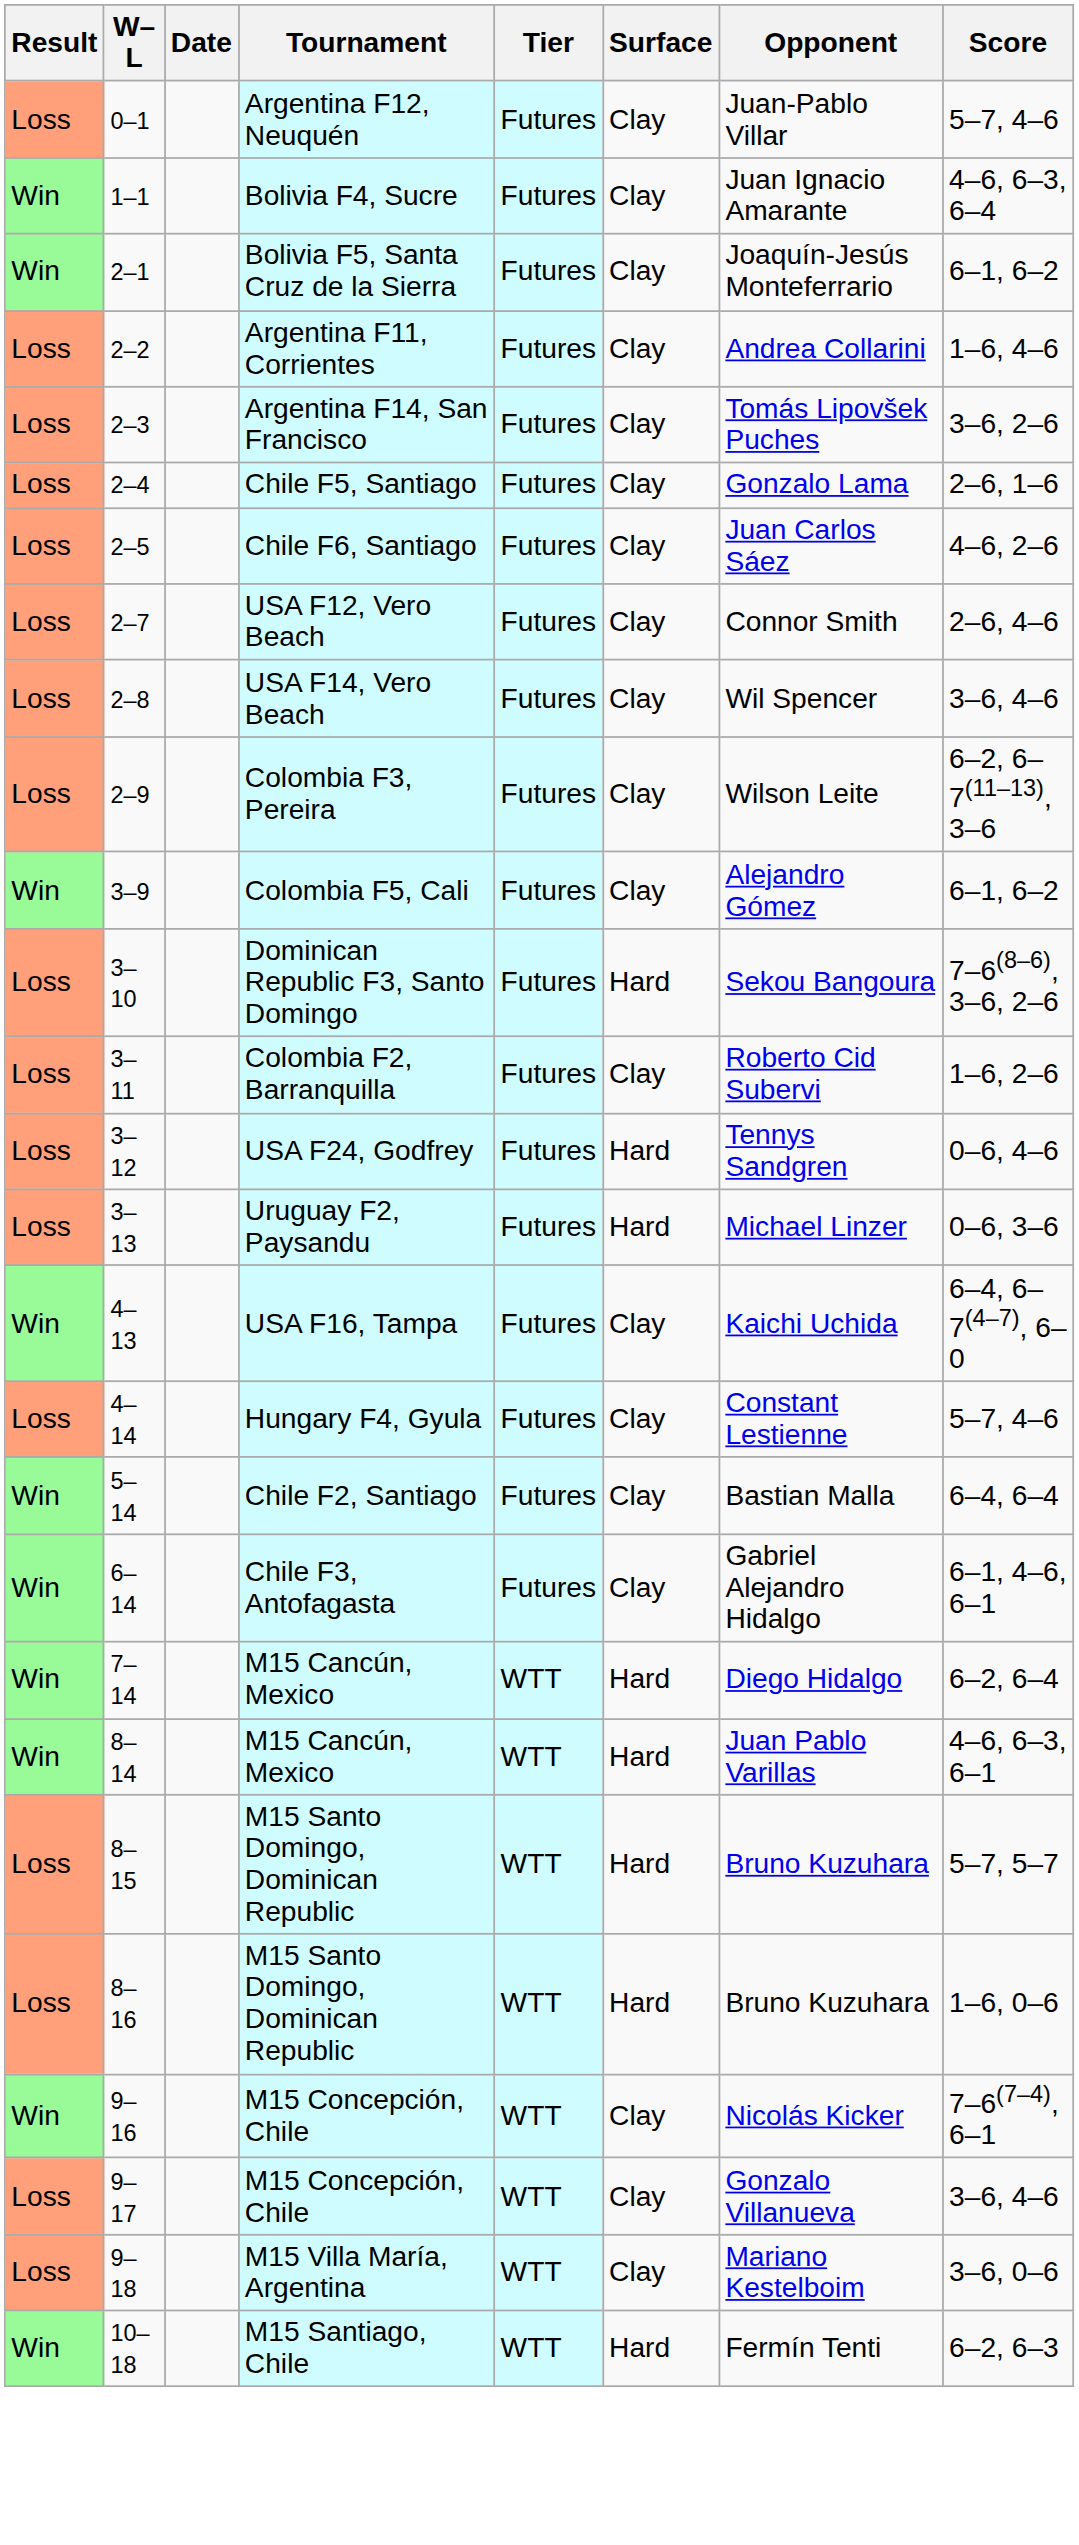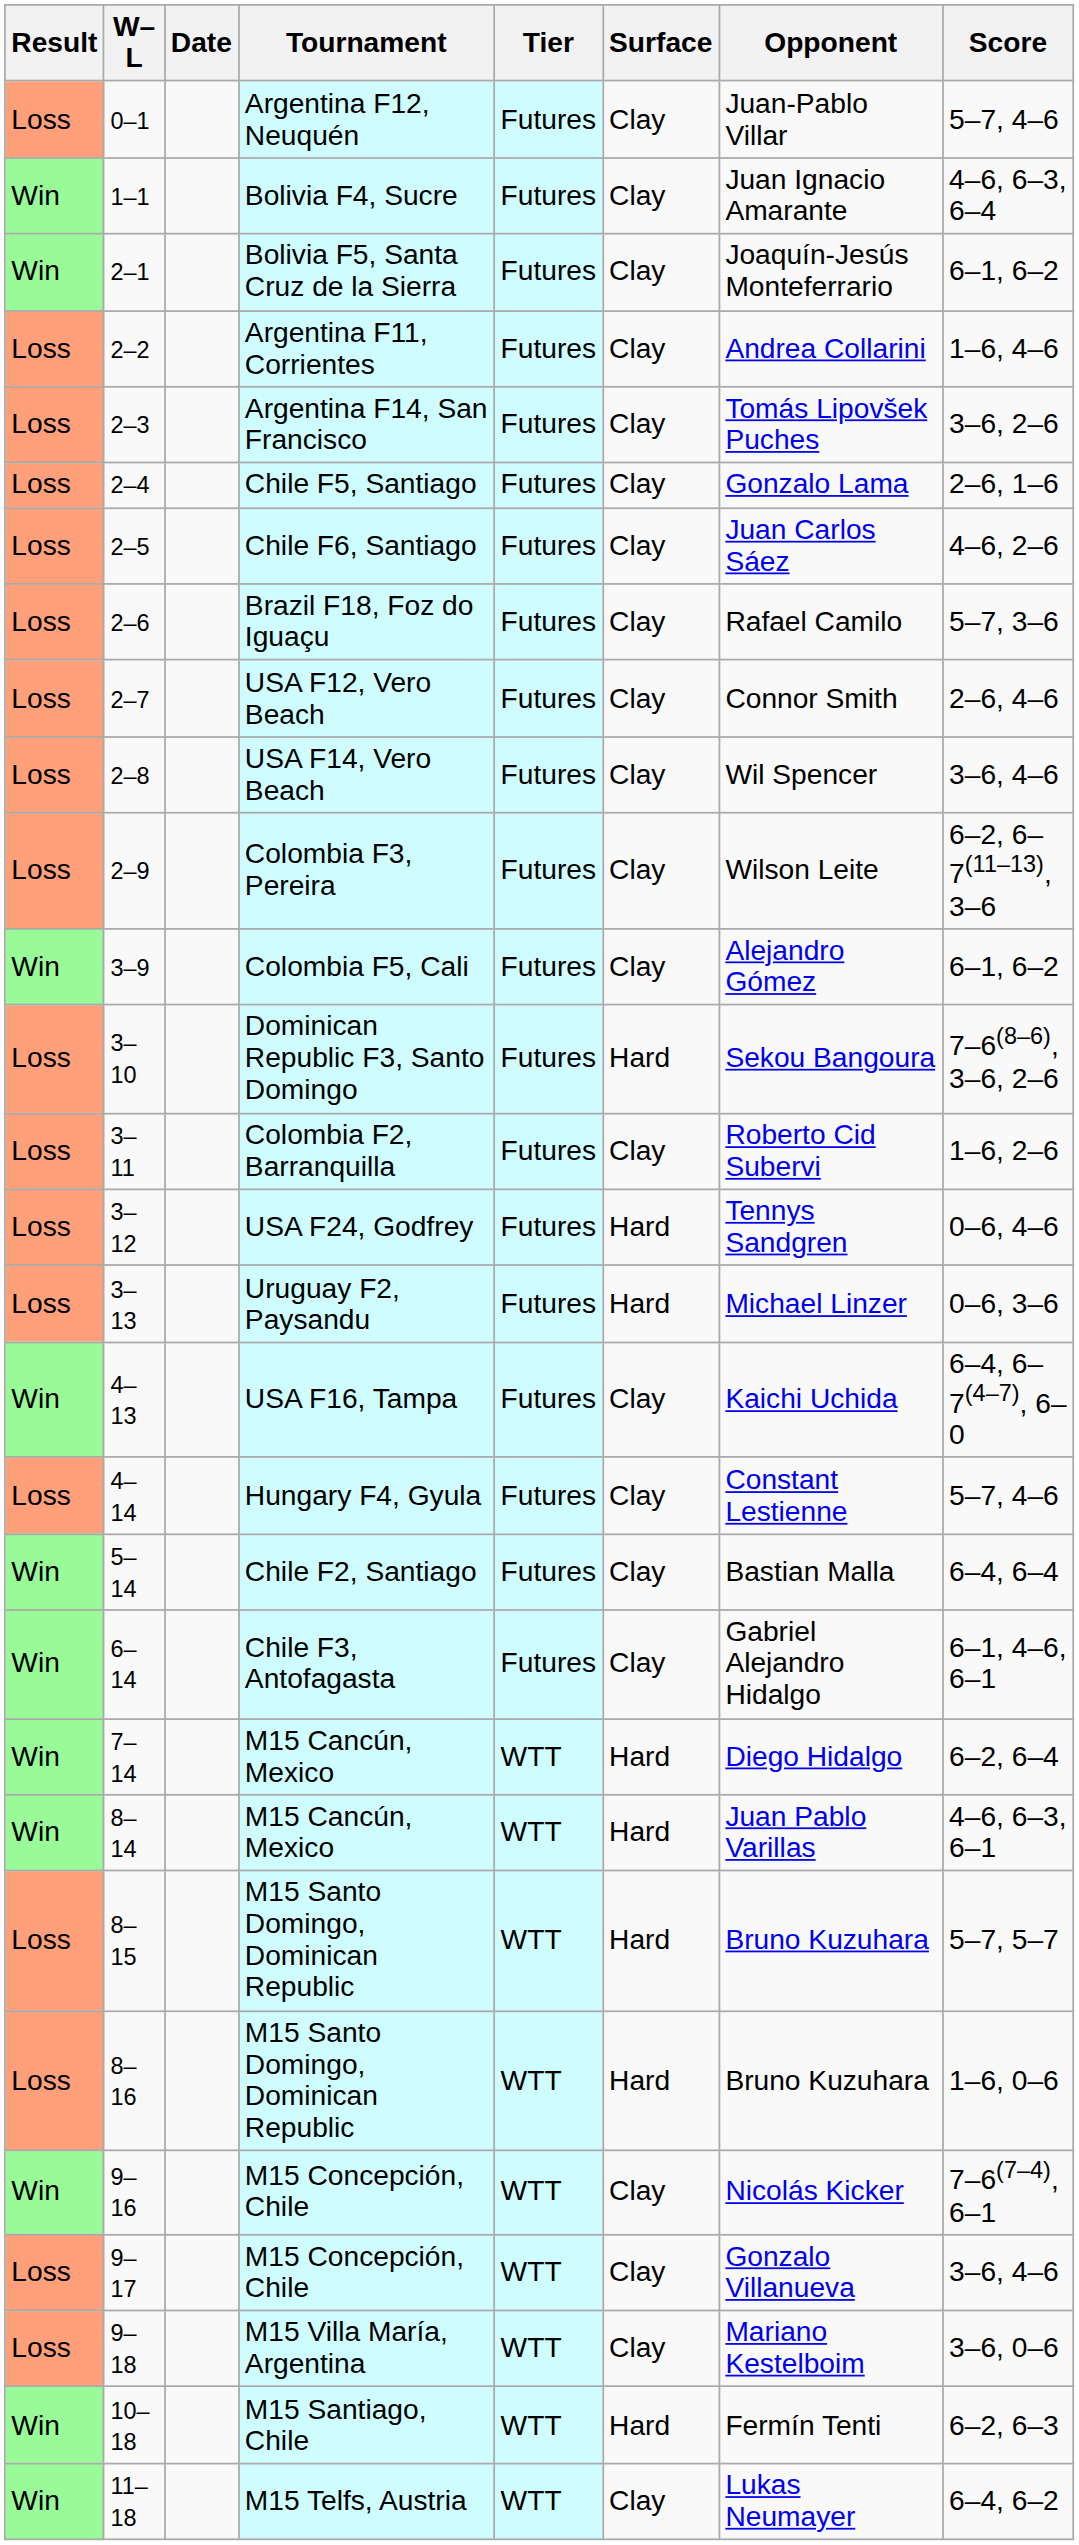+ row: (130, 623)
+ row: (129, 2502)
